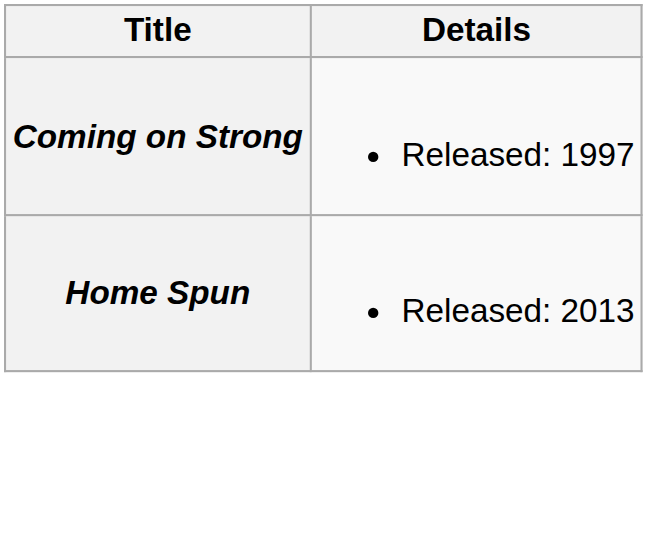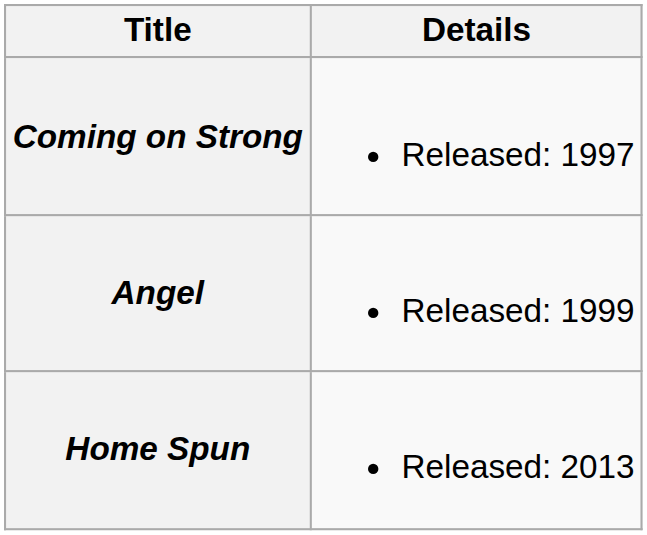+ row: (158, 292)
